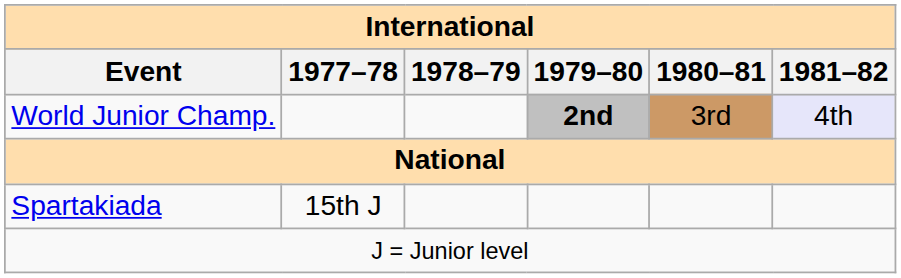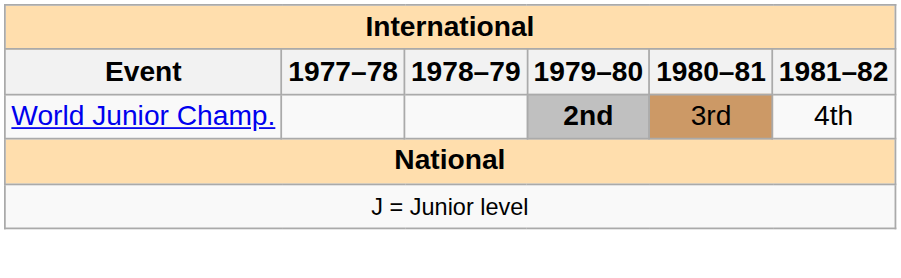(834, 116) lavender background -> (834, 116) no background
- row: (87, 205)
